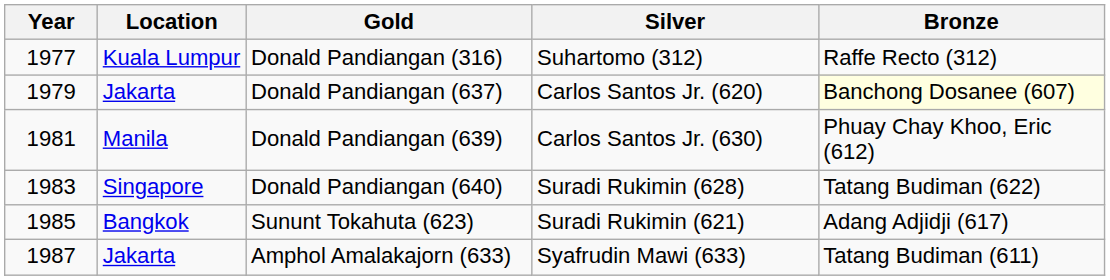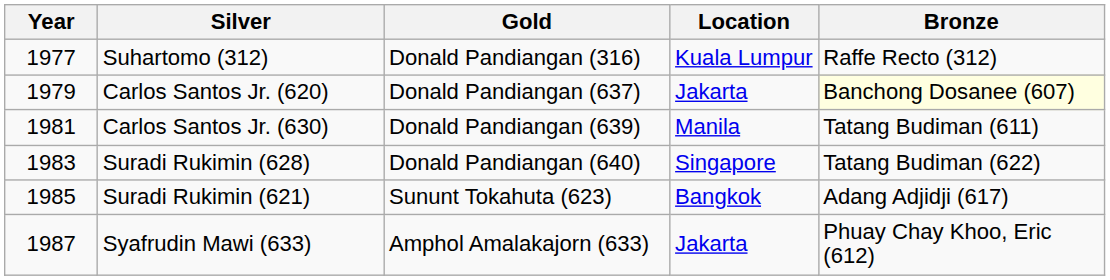columns swapped: (172, 22) <-> (675, 22)
(937, 139) Phuay Chay Khoo, Eric (612) -> (931, 127) Tatang Budiman (611)
(931, 256) Tatang Budiman (611) -> (937, 244) Phuay Chay Khoo, Eric (612)
